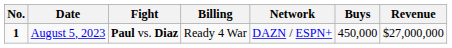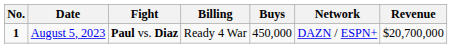columns swapped: (358, 14) <-> (292, 14)
(413, 33) $27,000,000 -> (413, 33) $20,700,000
